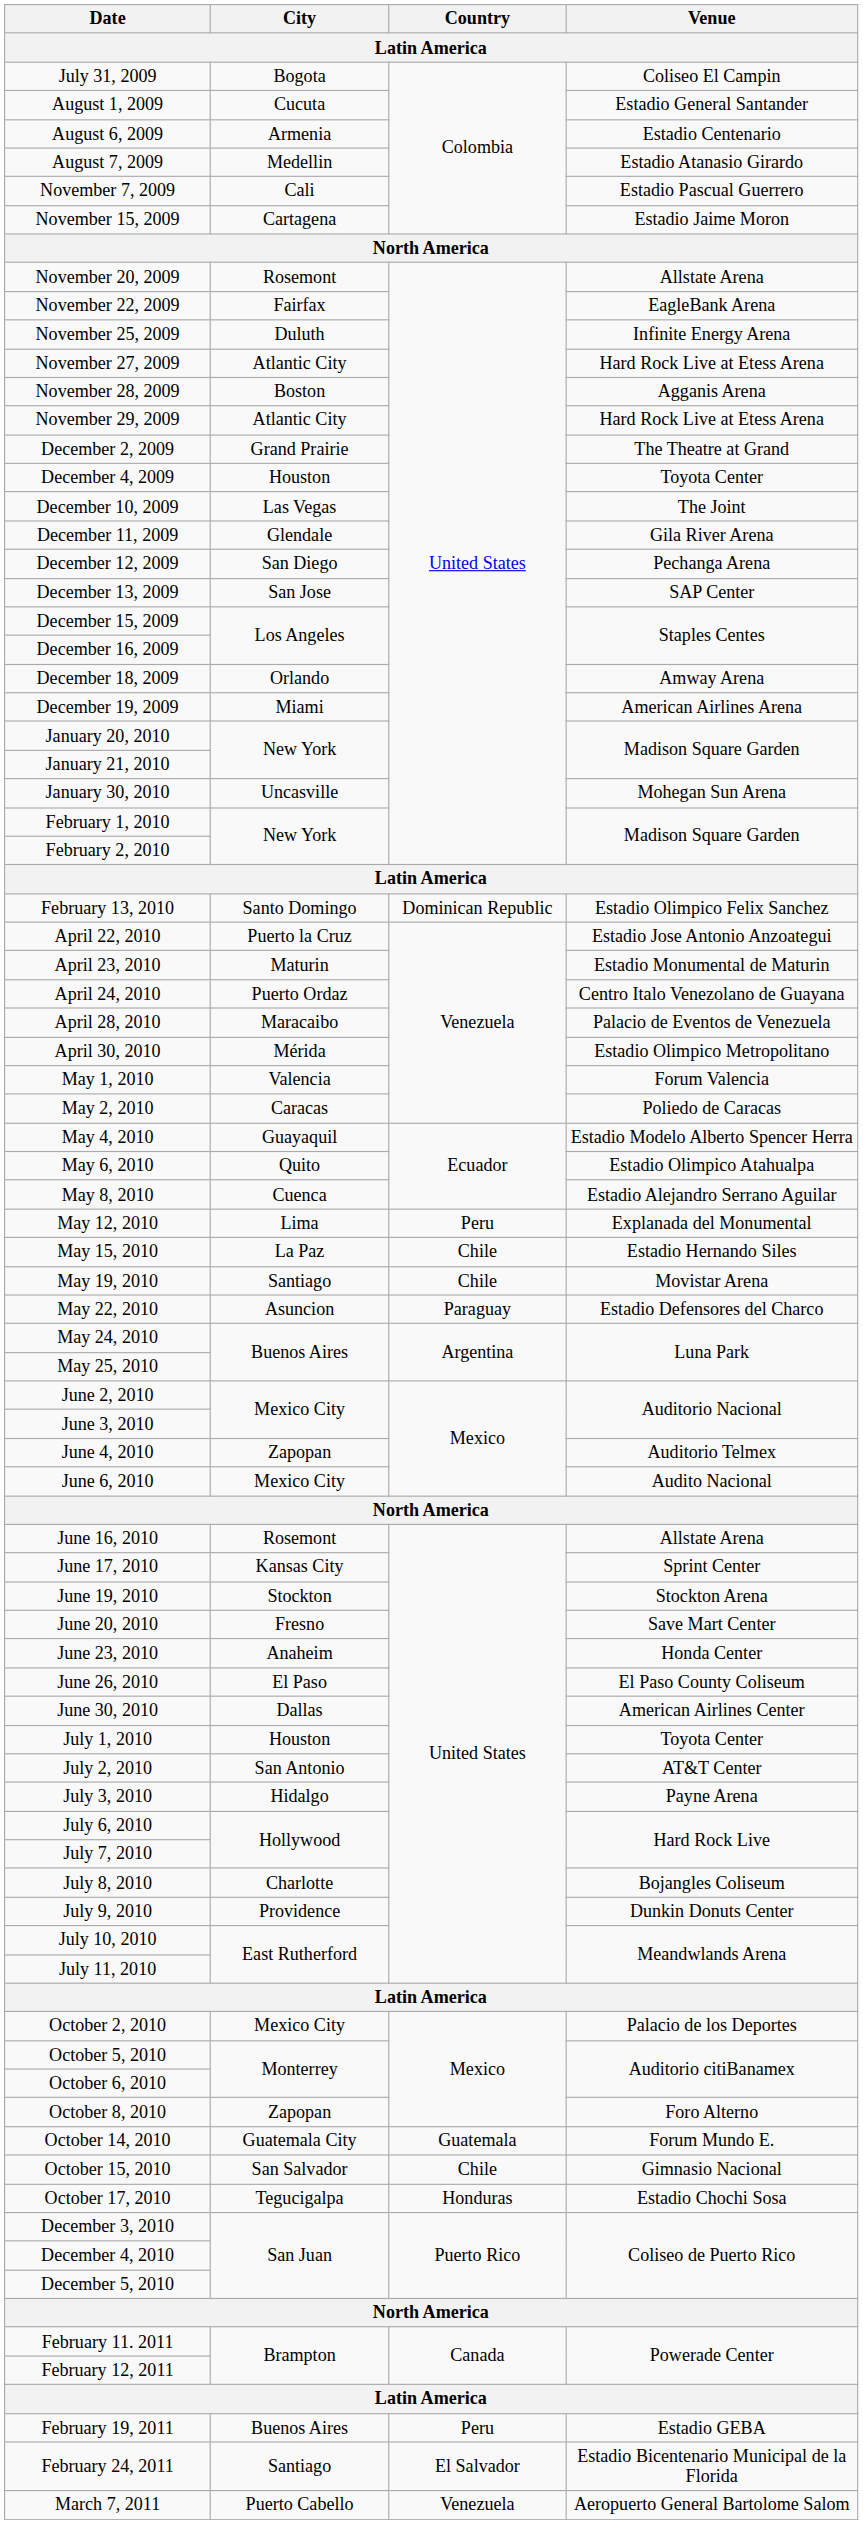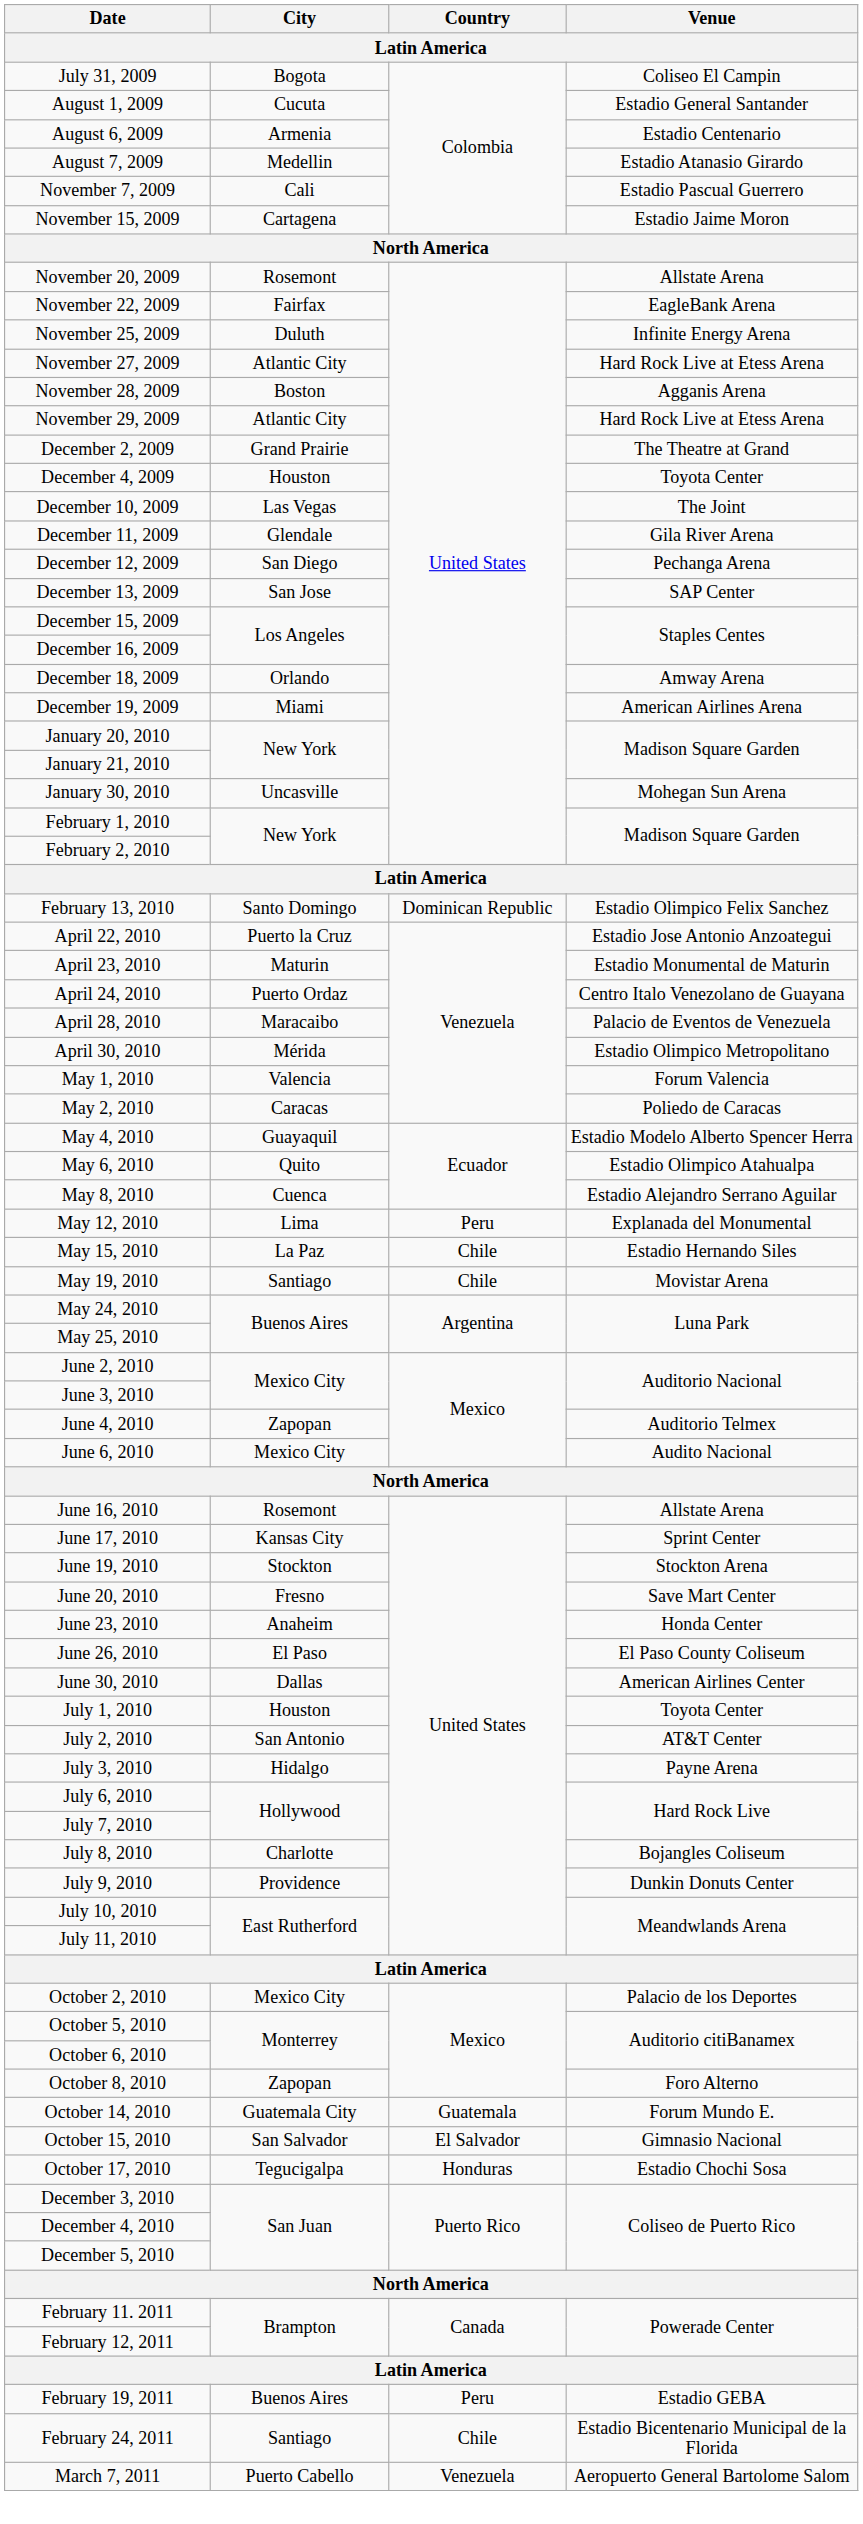- row: (108, 1309)
(477, 2169) Chile -> (477, 2140) El Salvador
(477, 2466) El Salvador -> (477, 2437) Chile
